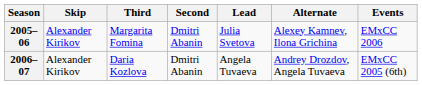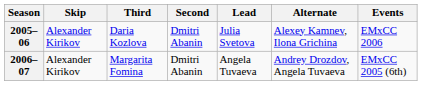(131, 36) Margarita Fomina -> (128, 36) Daria Kozlova
(128, 65) Daria Kozlova -> (131, 65) Margarita Fomina
